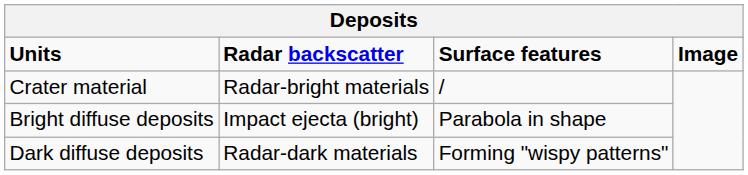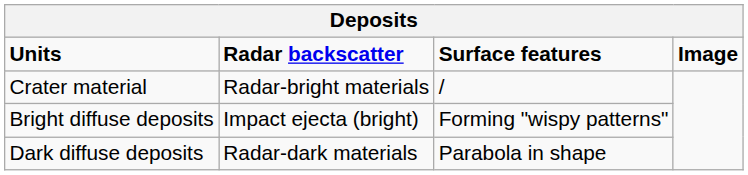(523, 119) Parabola in shape -> (554, 119) Forming "wispy patterns"
(554, 152) Forming "wispy patterns" -> (523, 152) Parabola in shape
